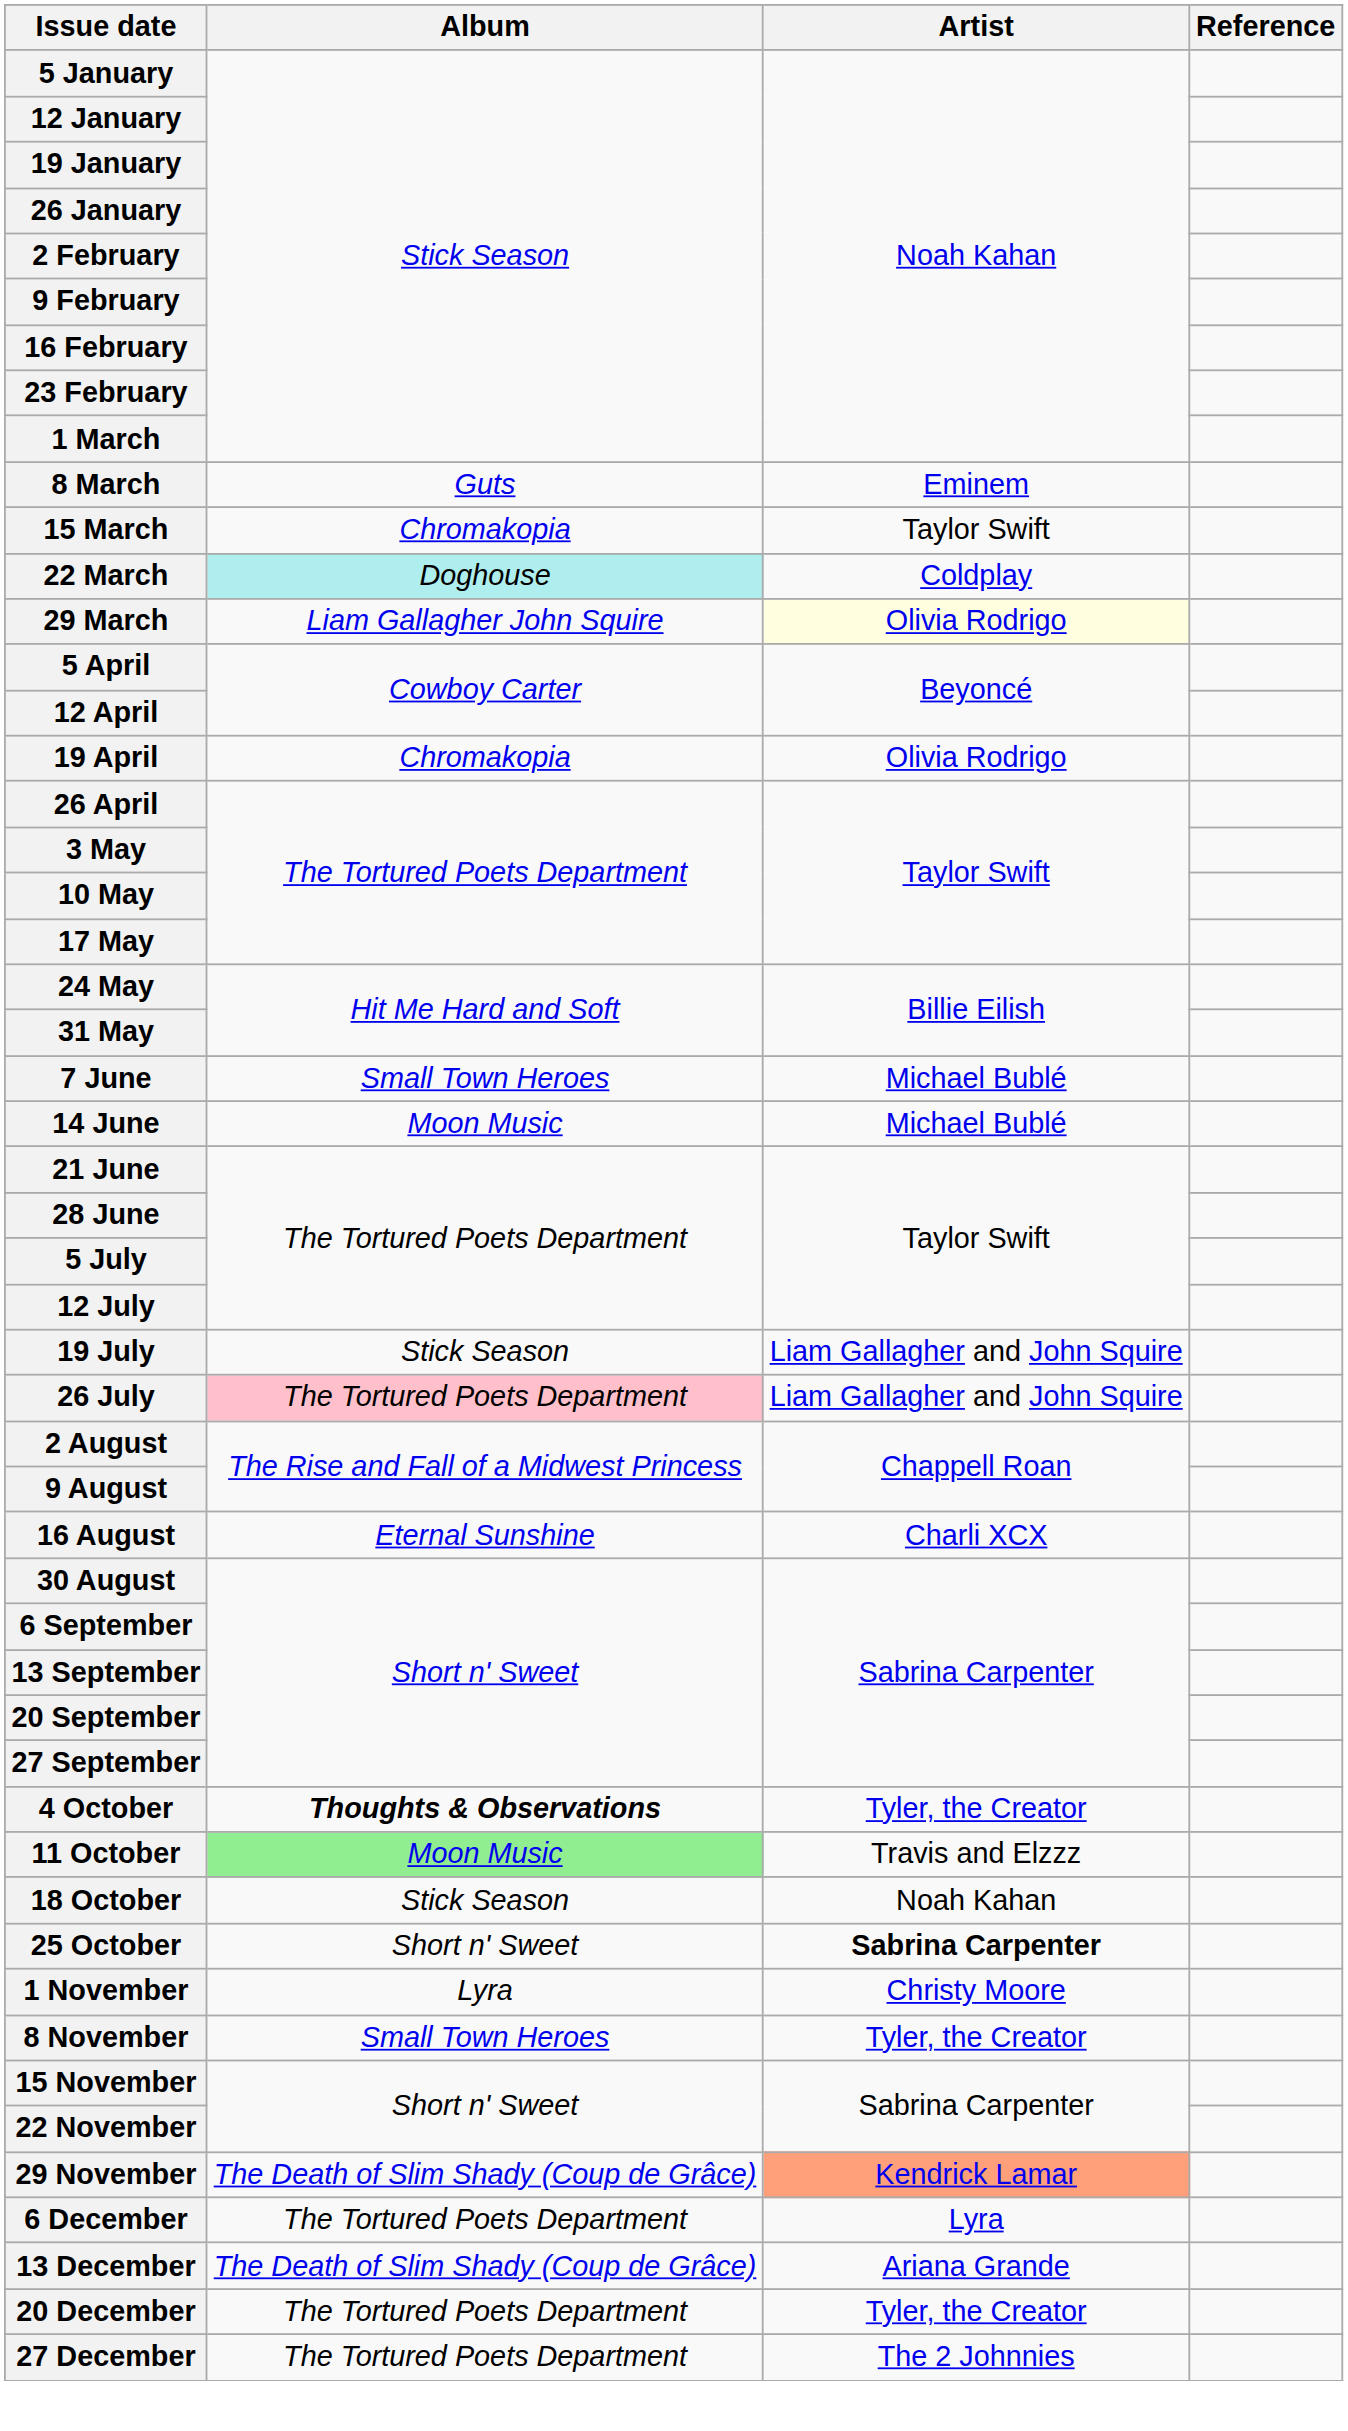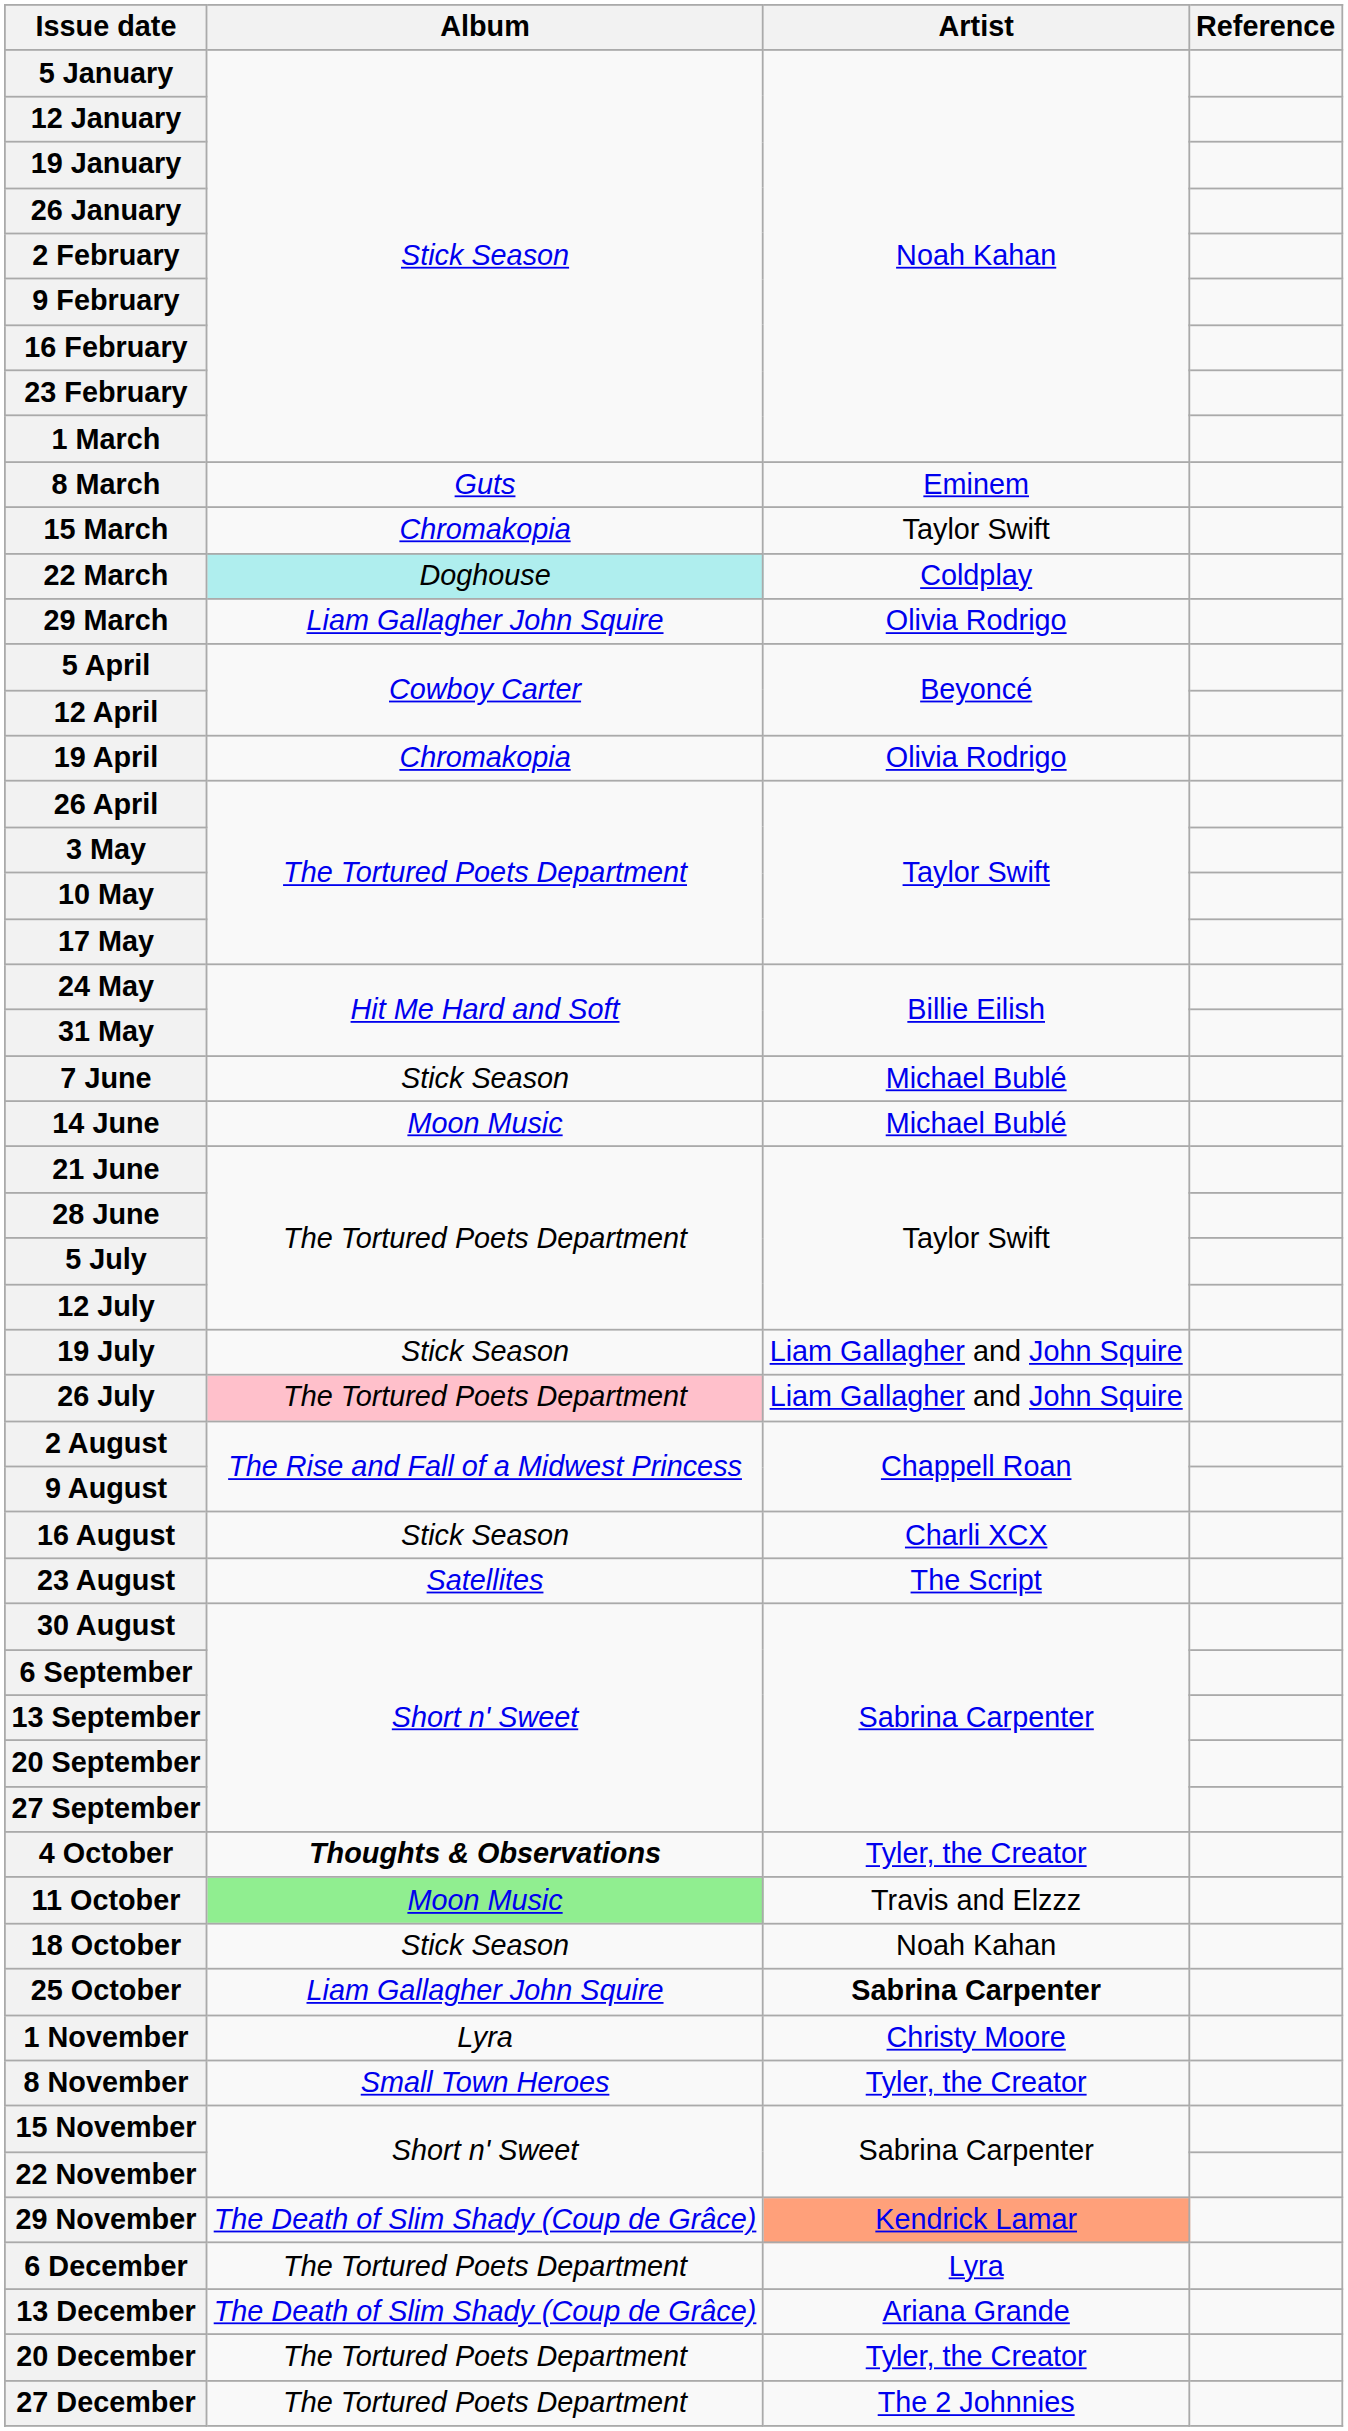(976, 621) lightyellow background -> (976, 621) no background
(485, 1077) Small Town Heroes -> (485, 1077) Stick Season
(485, 1534) Eternal Sunshine -> (485, 1534) Stick Season
+ row: (106, 1580)
(485, 1945) Short n' Sweet -> (485, 1991) Liam Gallagher John Squire
